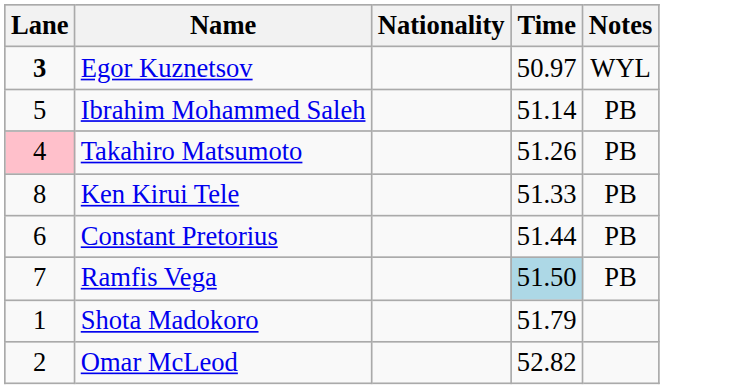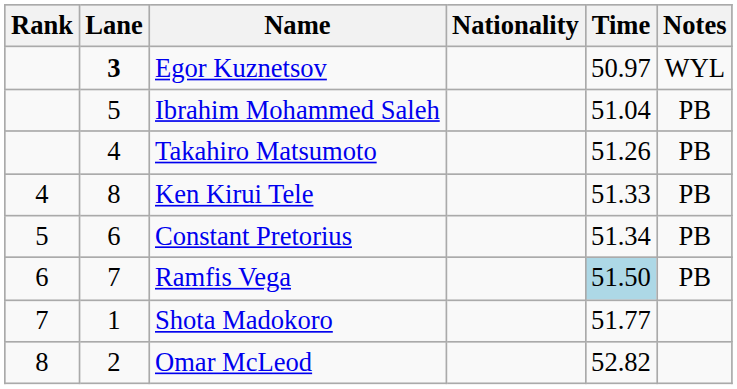+ column: (42, 25)
(547, 109) 51.14 -> (621, 109) 51.04
(40, 151) pink background -> (114, 151) no background
(547, 236) 51.44 -> (621, 236) 51.34
(547, 320) 51.79 -> (621, 320) 51.77
